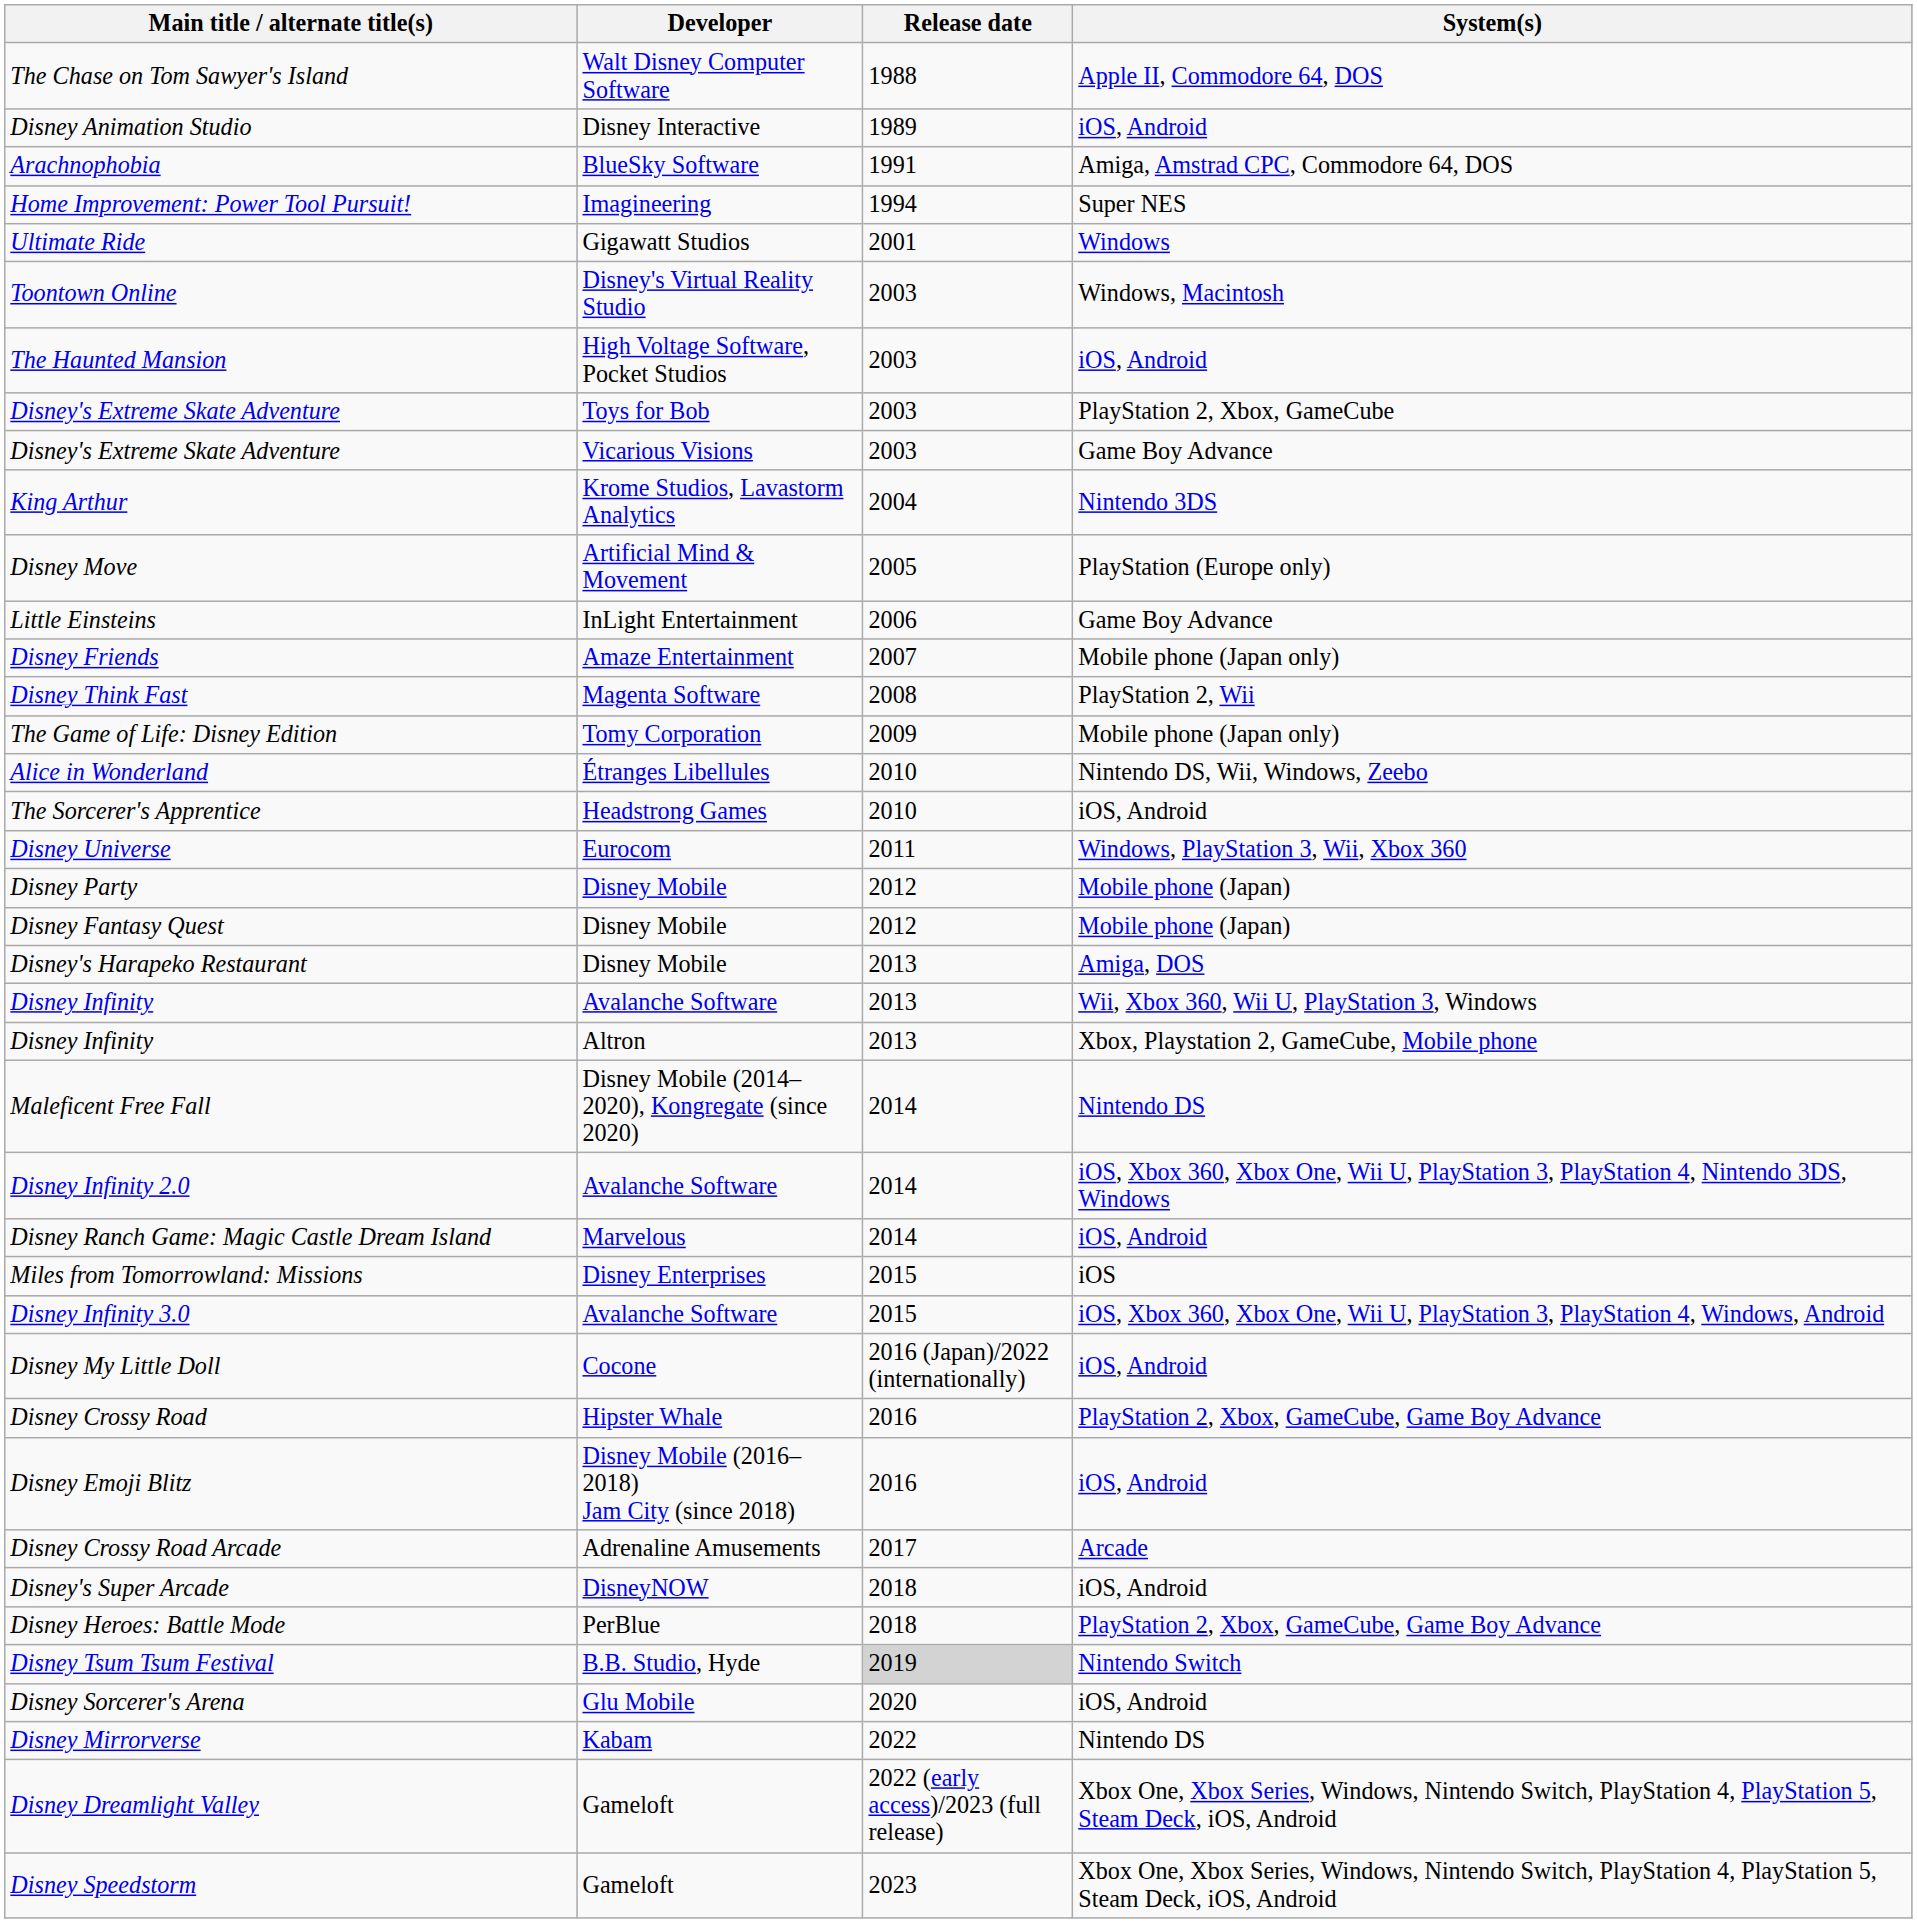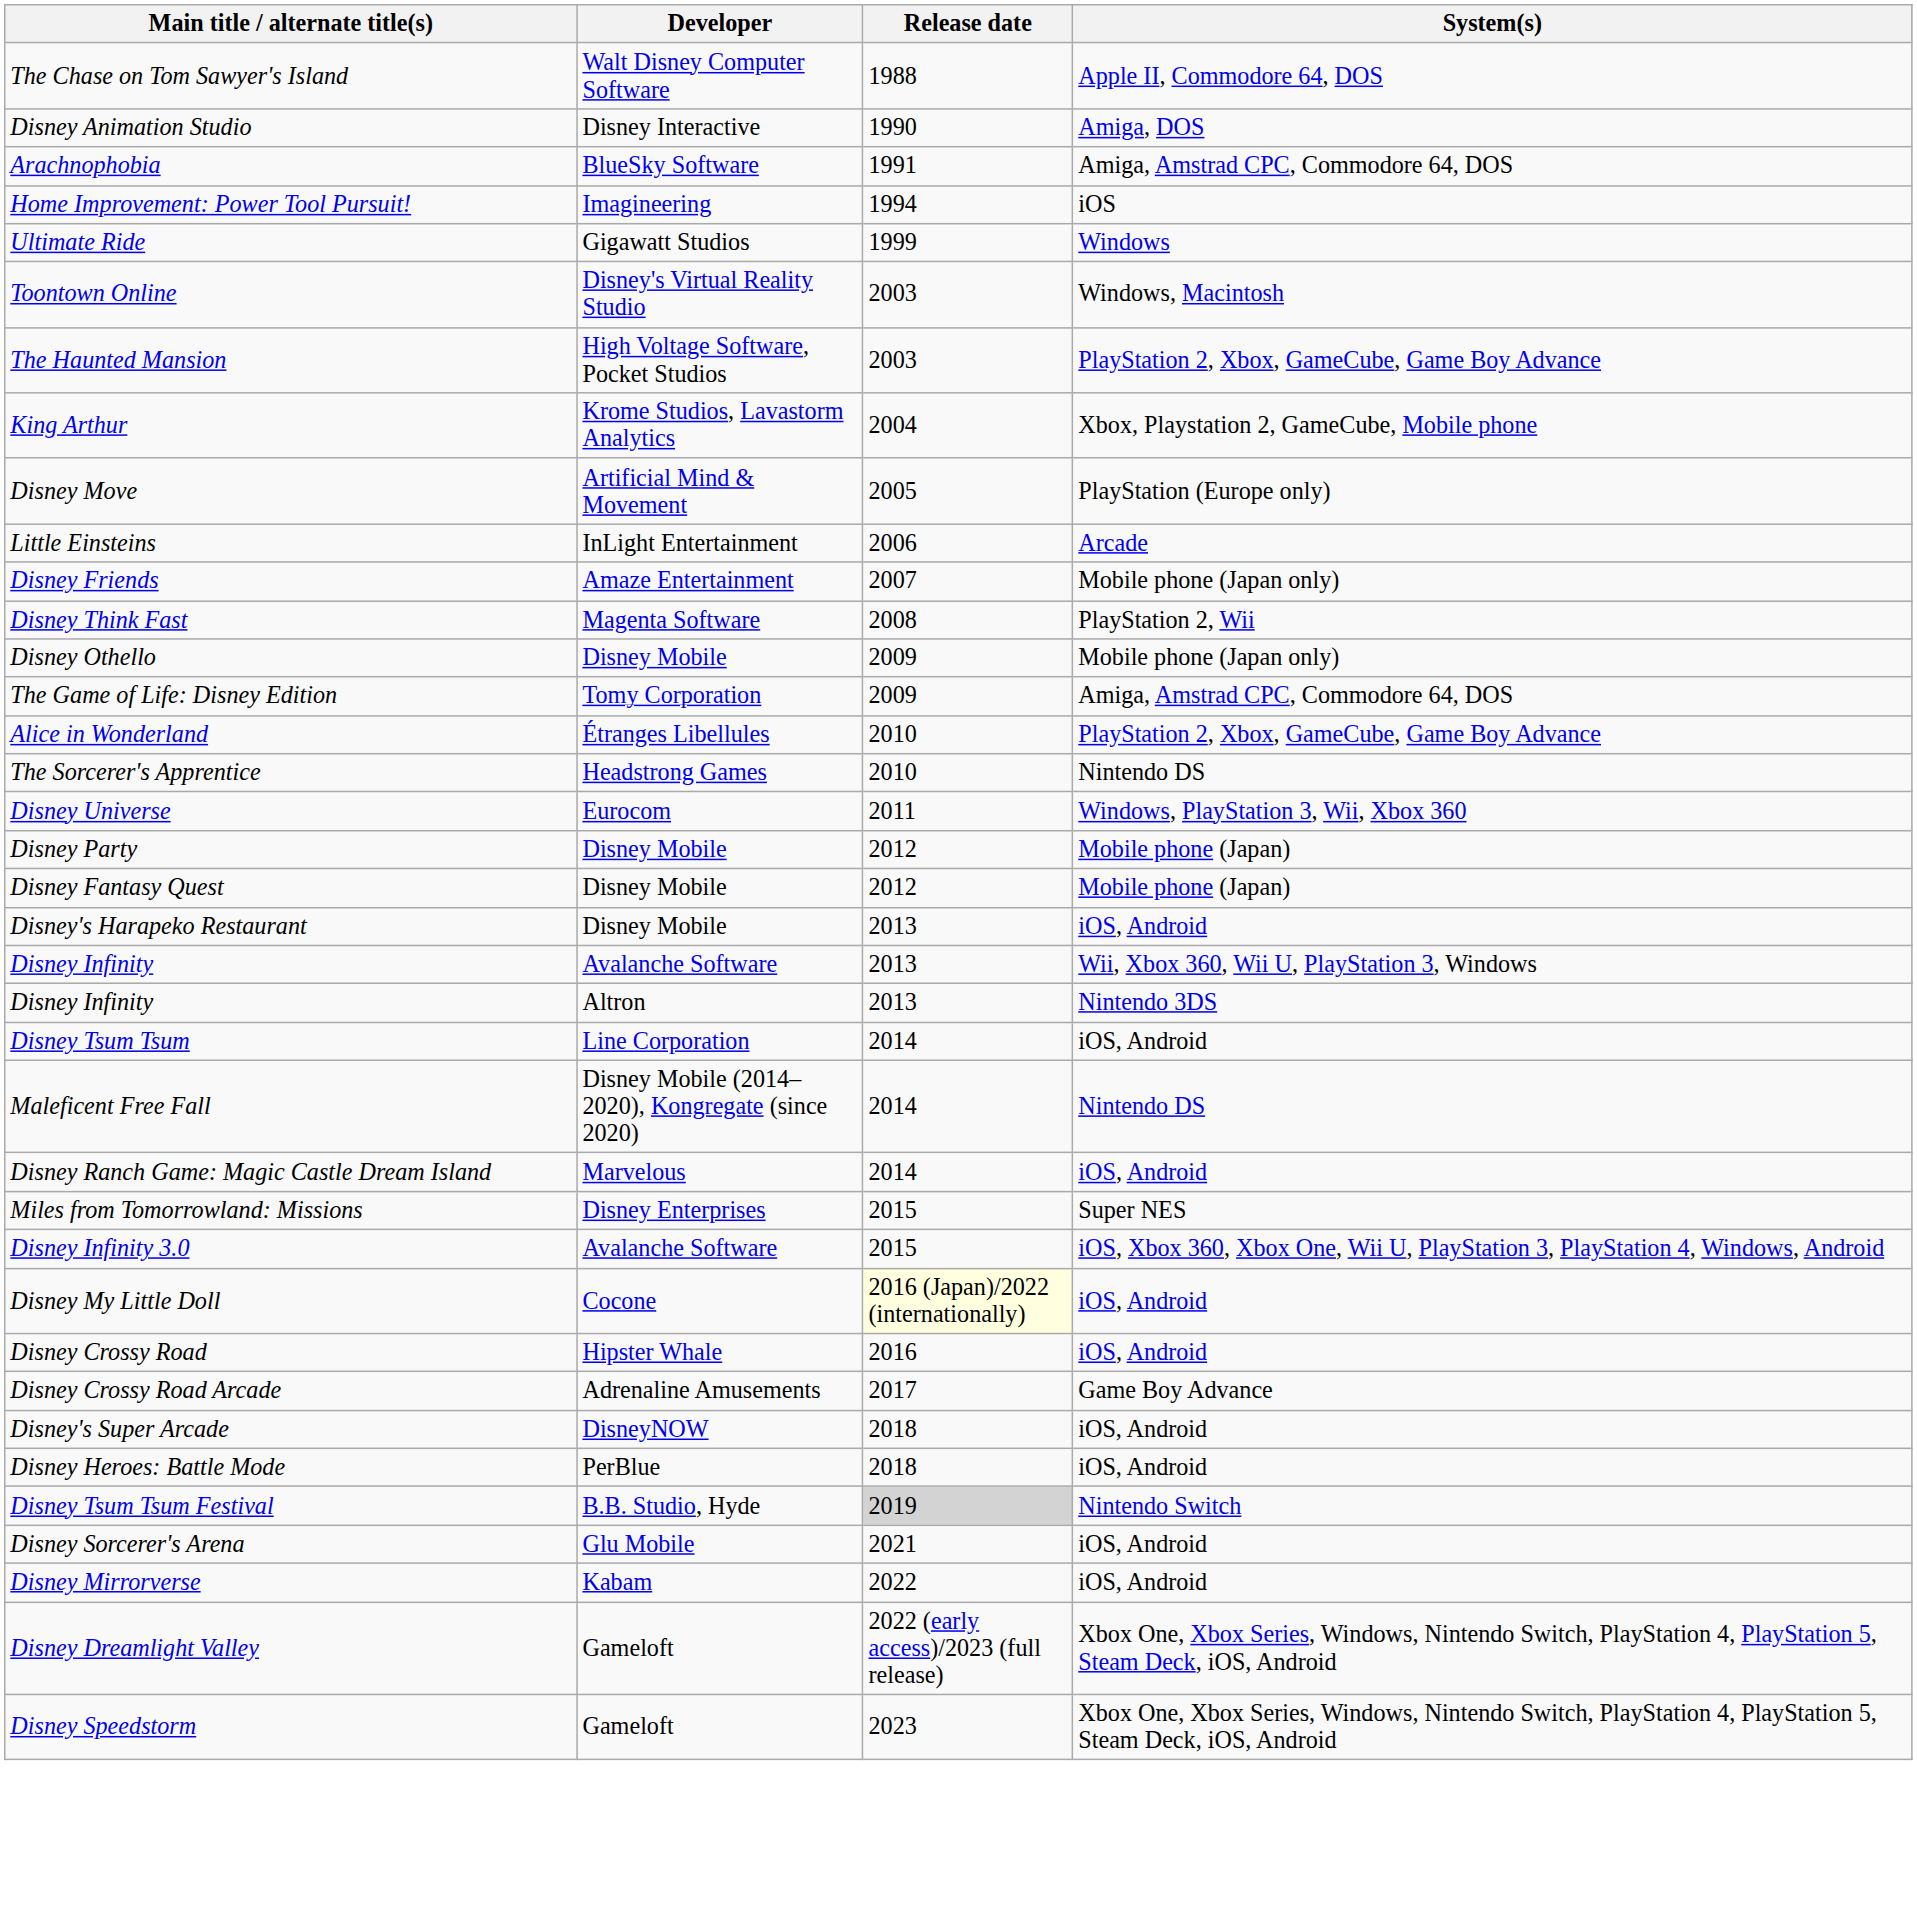(893, 127) 1989 -> (893, 127) 1990
(1143, 127) iOS, Android -> (1141, 127) Amiga, DOS
(1132, 204) Super NES -> (1097, 204) iOS
(893, 242) 2001 -> (893, 242) 1999
(1143, 359) iOS, Android -> (1340, 359) PlayStation 2, Xbox, GameCube, Game Boy Advance
- row: (175, 411)
- row: (175, 450)
(1148, 501) Nintendo 3DS -> (1308, 425) Xbox, Playstation 2, GameCube, Mobile phone
(1176, 619) Game Boy Advance -> (1113, 542) Arcade
+ row: (83, 657)
(1209, 734) Mobile phone (Japan only) -> (1296, 695) Amiga, Amstrad CPC, Commodore 64, DOS
(1253, 772) Nintendo DS, Wii, Windows, Zeebo -> (1340, 734) PlayStation 2, Xbox, GameCube, Game Boy Advance
(1143, 810) iOS, Android -> (1142, 772) Nintendo DS
(1141, 964) Amiga, DOS -> (1143, 925) iOS, Android
(1308, 1040) Xbox, Playstation 2, GameCube, Mobile phone -> (1148, 1002) Nintendo 3DS
+ row: (100, 1040)
- row: (100, 1185)
(1097, 1275) iOS -> (1132, 1210) Super NES
(959, 1365) no background -> (959, 1300) lightyellow background
(1340, 1417) PlayStation 2, Xbox, GameCube, Game Boy Advance -> (1143, 1352) iOS, Android
- row: (101, 1483)
(1113, 1548) Arcade -> (1176, 1390) Game Boy Advance
(1340, 1625) PlayStation 2, Xbox, GameCube, Game Boy Advance -> (1143, 1467) iOS, Android
(893, 1702) 2020 -> (893, 1543) 2021
(1142, 1740) Nintendo DS -> (1143, 1582) iOS, Android
